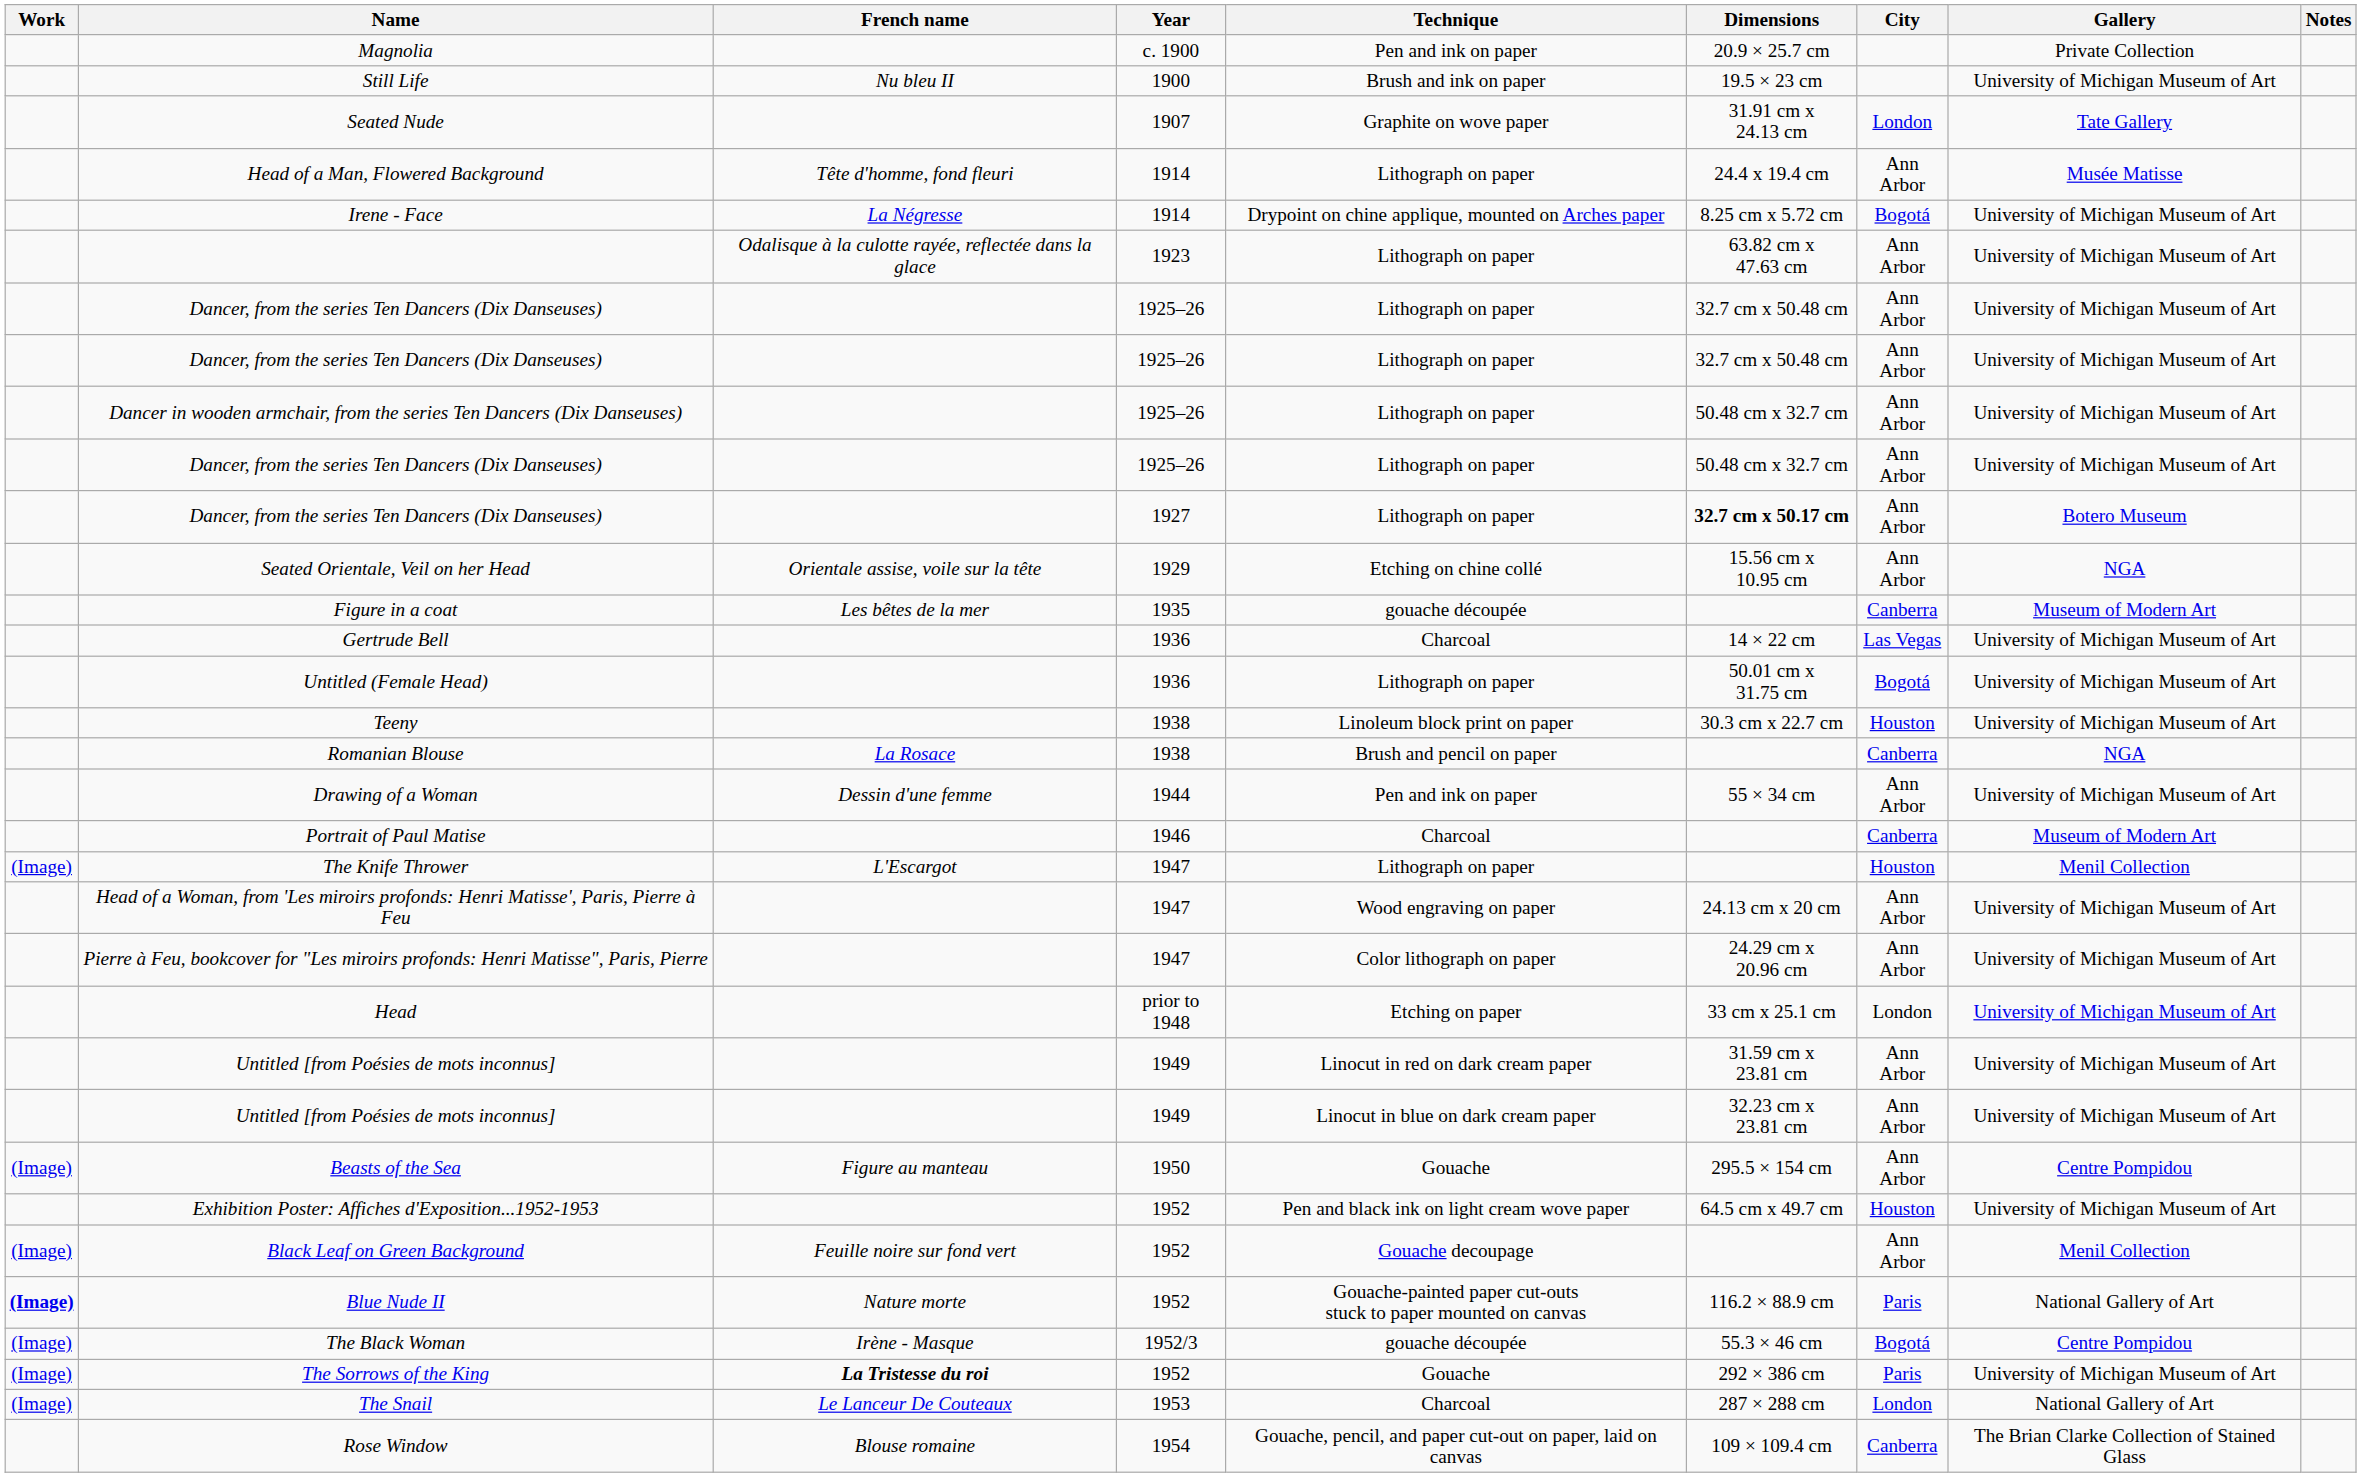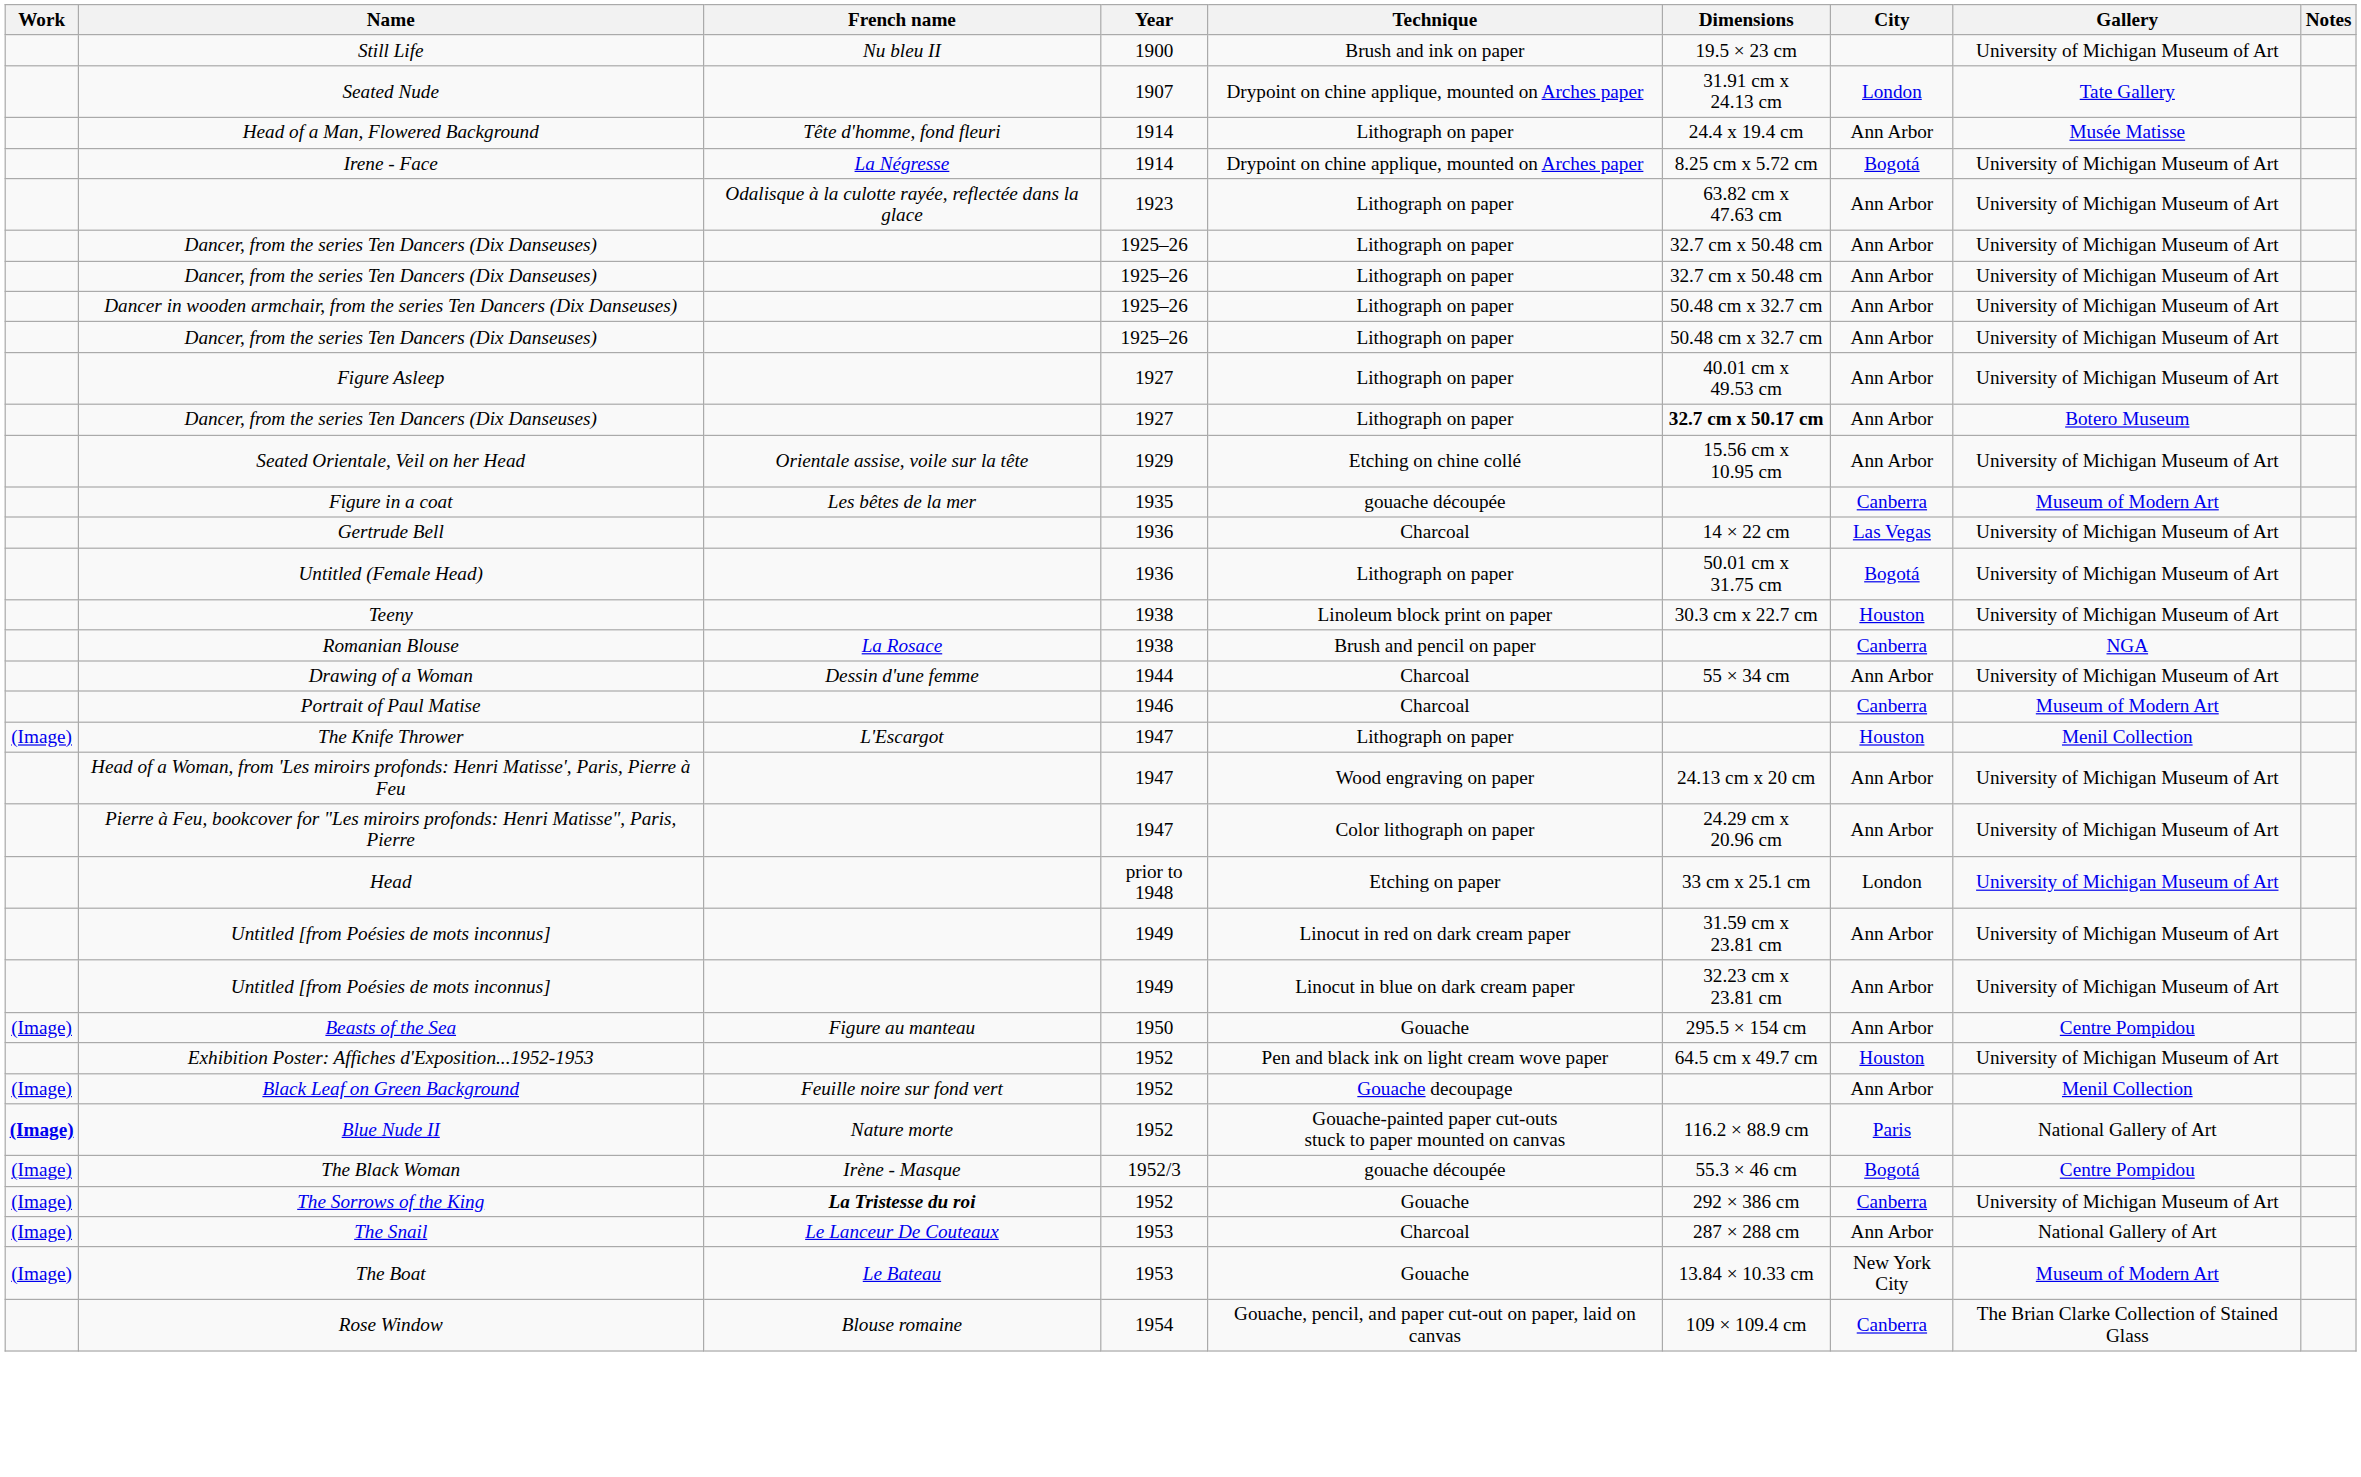- row: (396, 50)
(1456, 121) Graphite on wove paper -> (1435, 91) Drypoint on chine applique, mounted on Arches paper
+ row: (391, 378)
(2125, 568) NGA -> (2127, 460) University of Michigan Museum of Art
(1456, 794) Pen and ink on paper -> (1435, 675) Charcoal
(1902, 1374) Paris -> (1892, 1201) Canberra
(1902, 1404) London -> (1892, 1231) Ann Arbor
+ row: (391, 1272)
